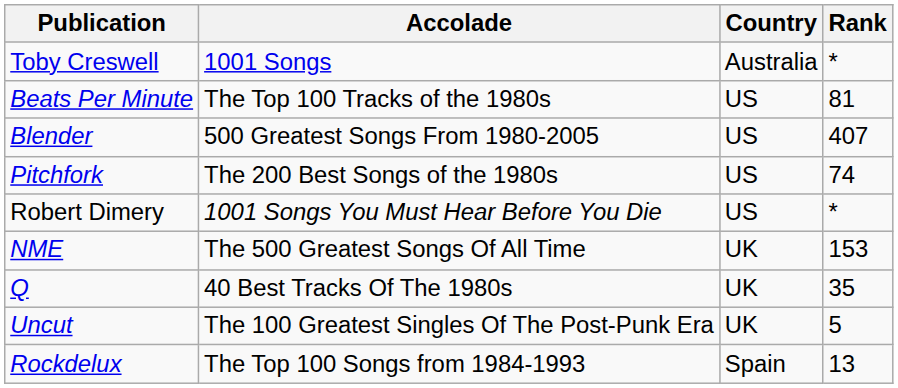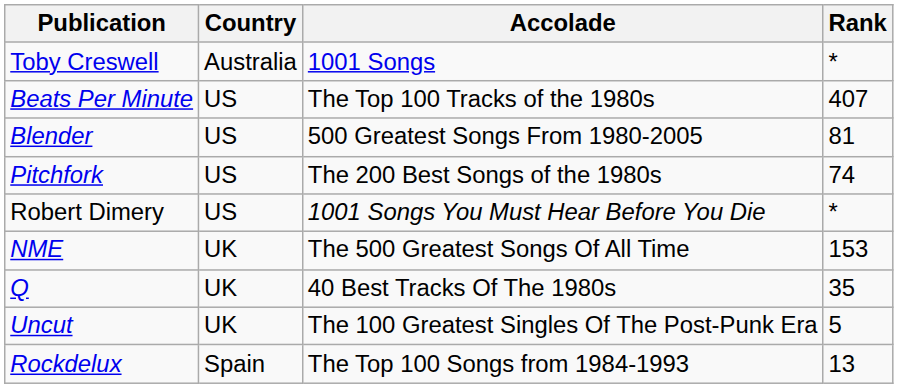columns swapped: (771, 23) <-> (459, 23)
(842, 99) 81 -> (848, 99) 407
(848, 136) 407 -> (842, 136) 81
